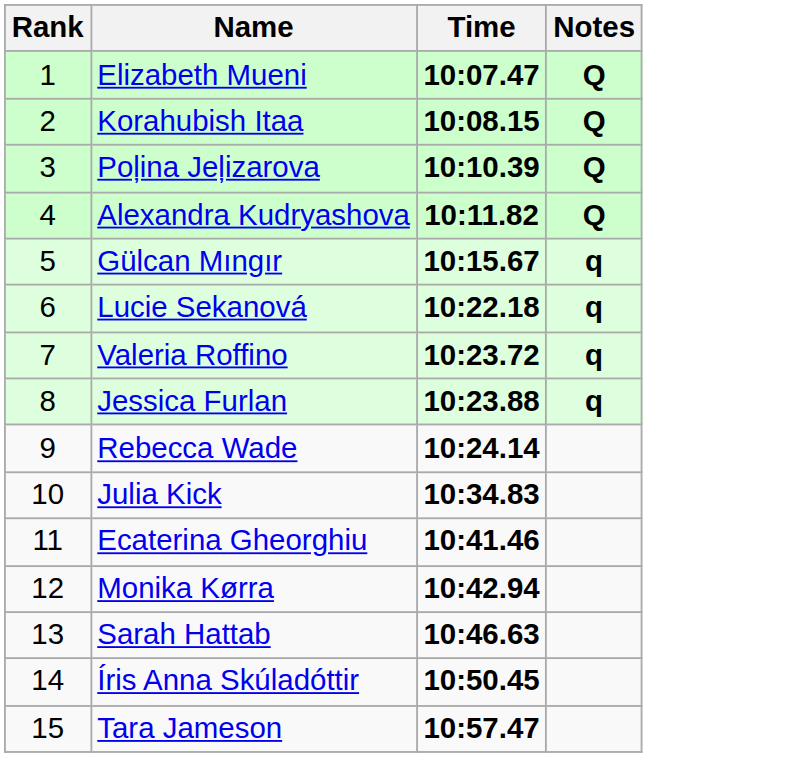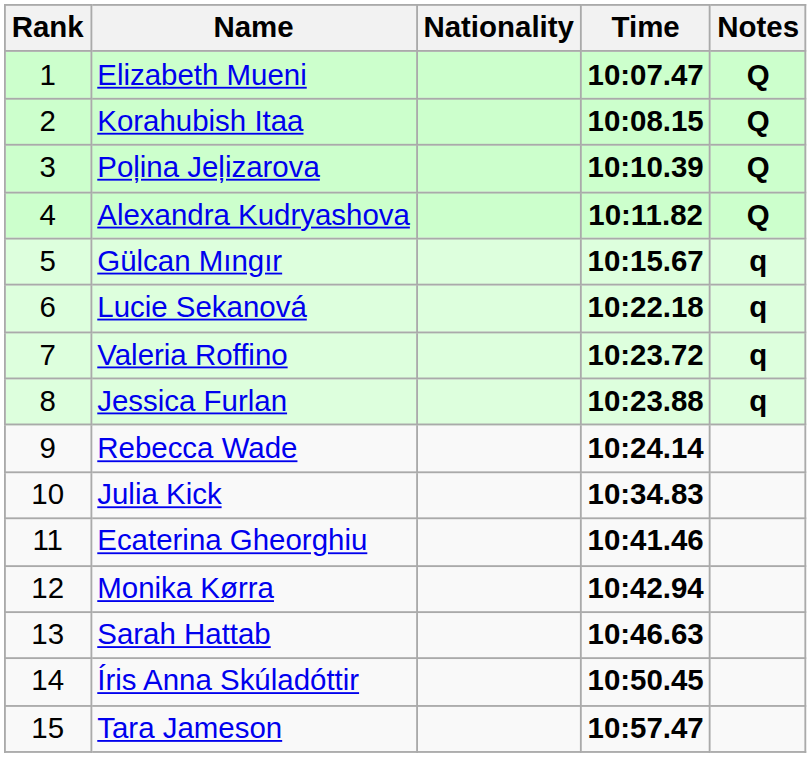+ column: (499, 27)
